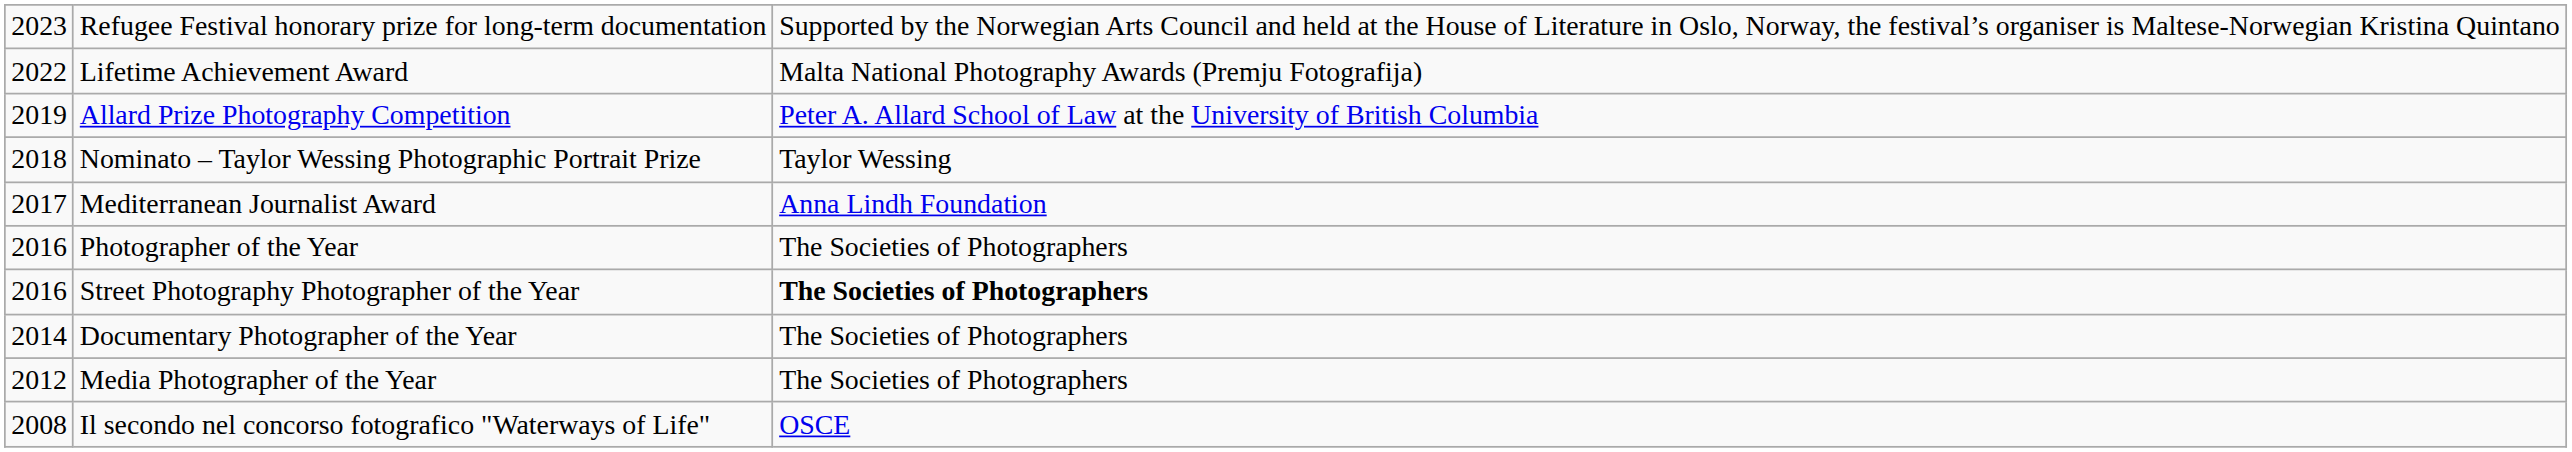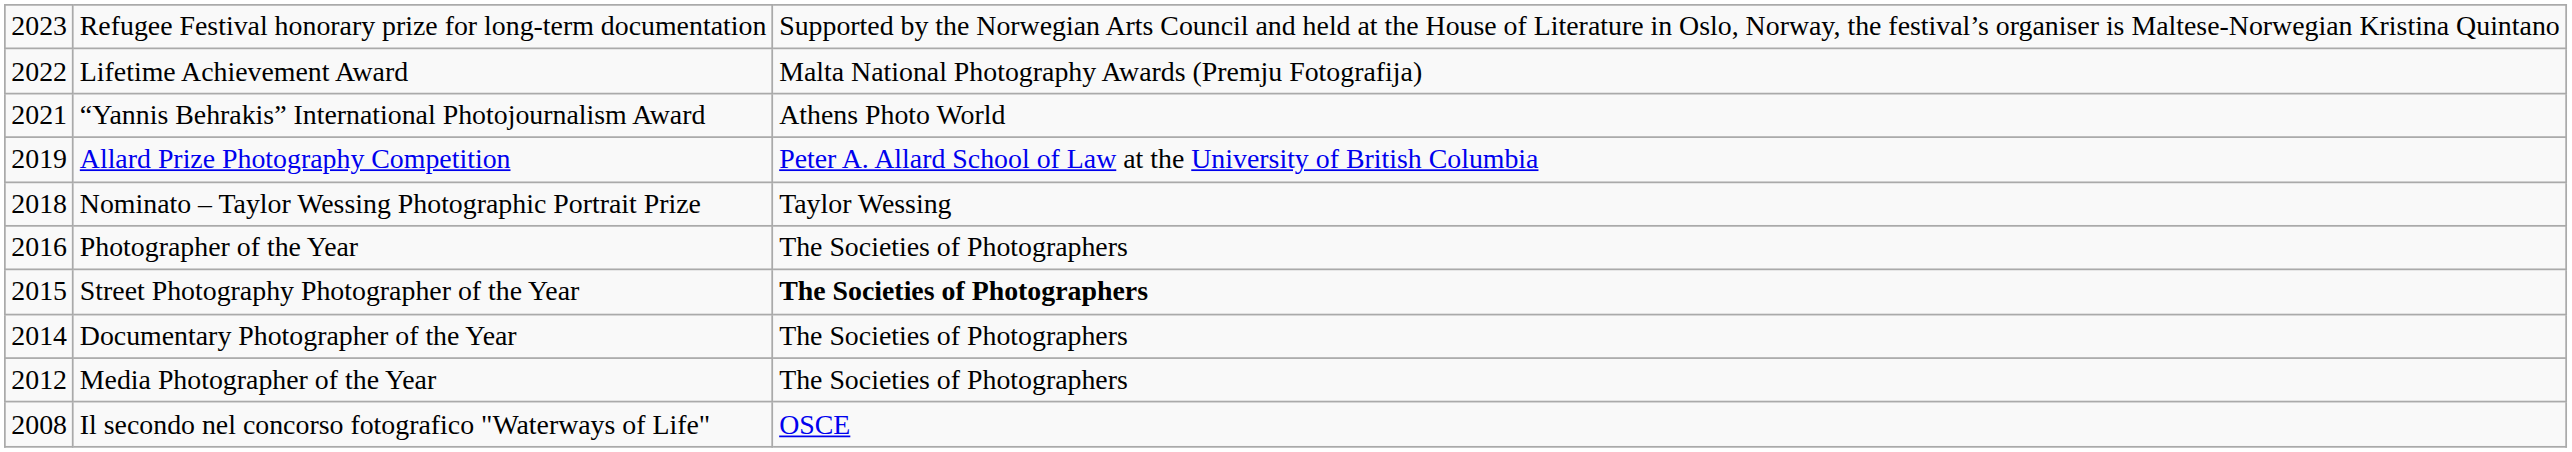+ row: (393, 114)
- row: (258, 203)
(39, 291) 2016 -> (39, 291) 2015
